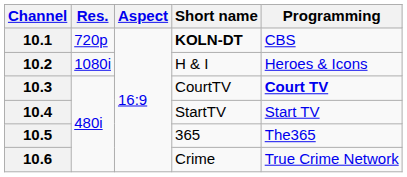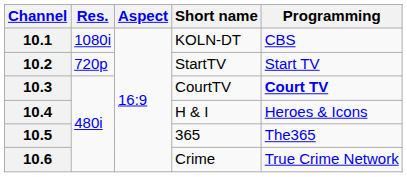(91, 40) 720p -> (93, 40) 1080i
(209, 40) bold -> (208, 40) normal
(93, 64) 1080i -> (91, 64) 720p
(192, 64) H & I -> (201, 64) StartTV
(316, 64) Heroes & Icons -> (292, 64) Start TV
(201, 111) StartTV -> (192, 111) H & I
(292, 111) Start TV -> (316, 111) Heroes & Icons
